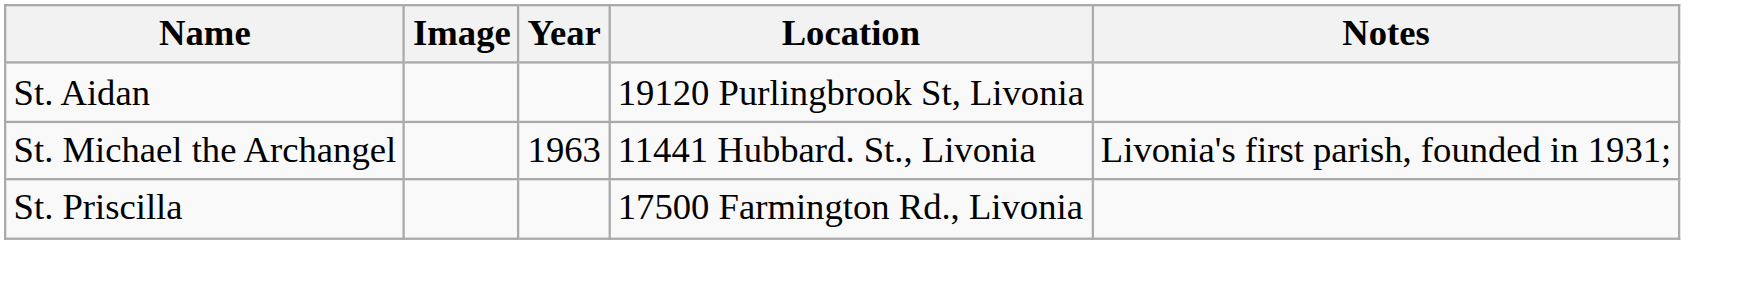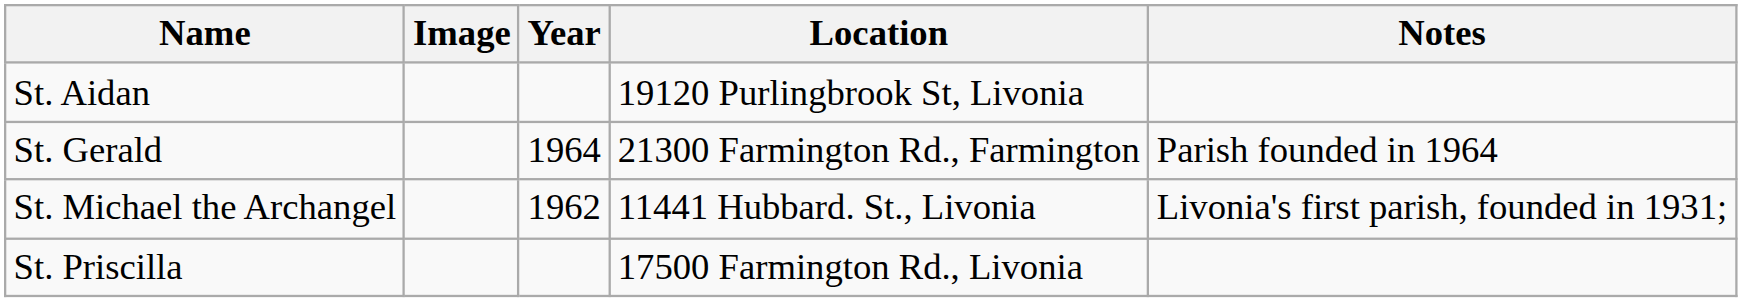+ row: (88, 149)
(564, 149) 1963 -> (564, 207) 1962
